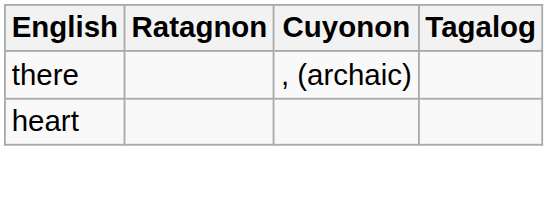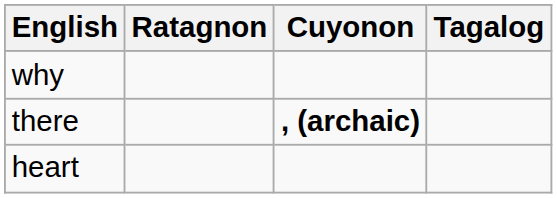+ row: (38, 74)
(346, 74) normal -> (350, 121) bold
